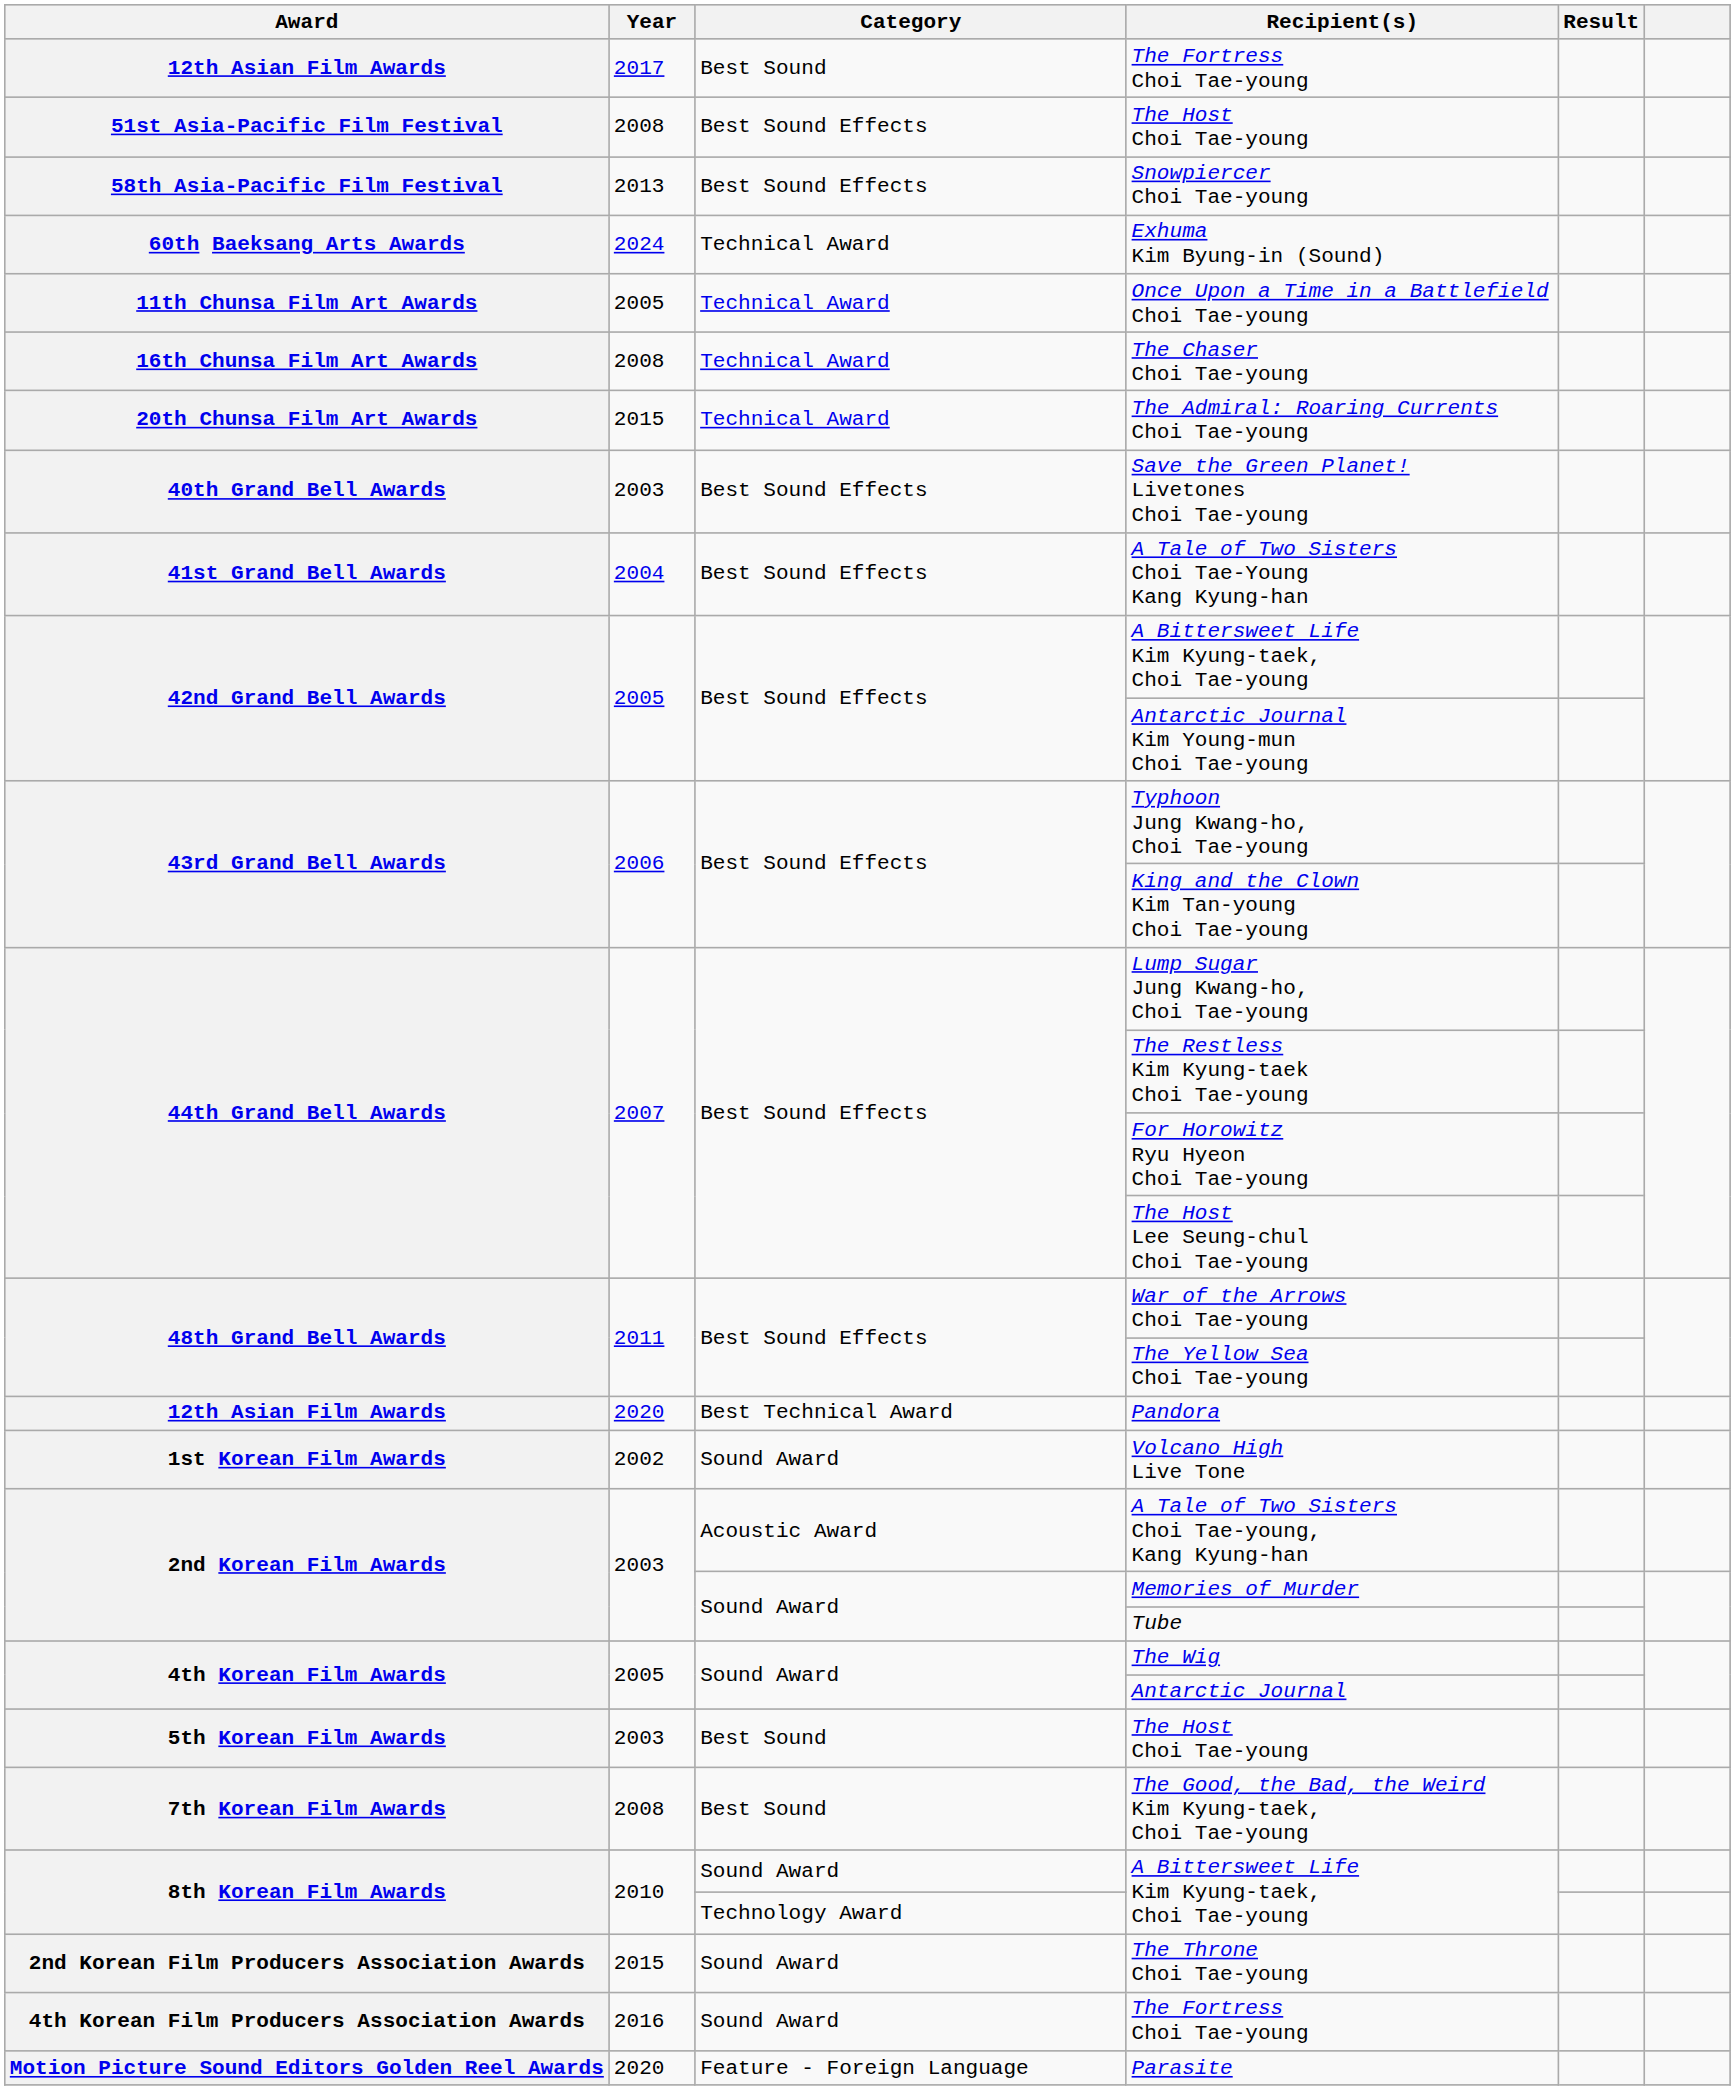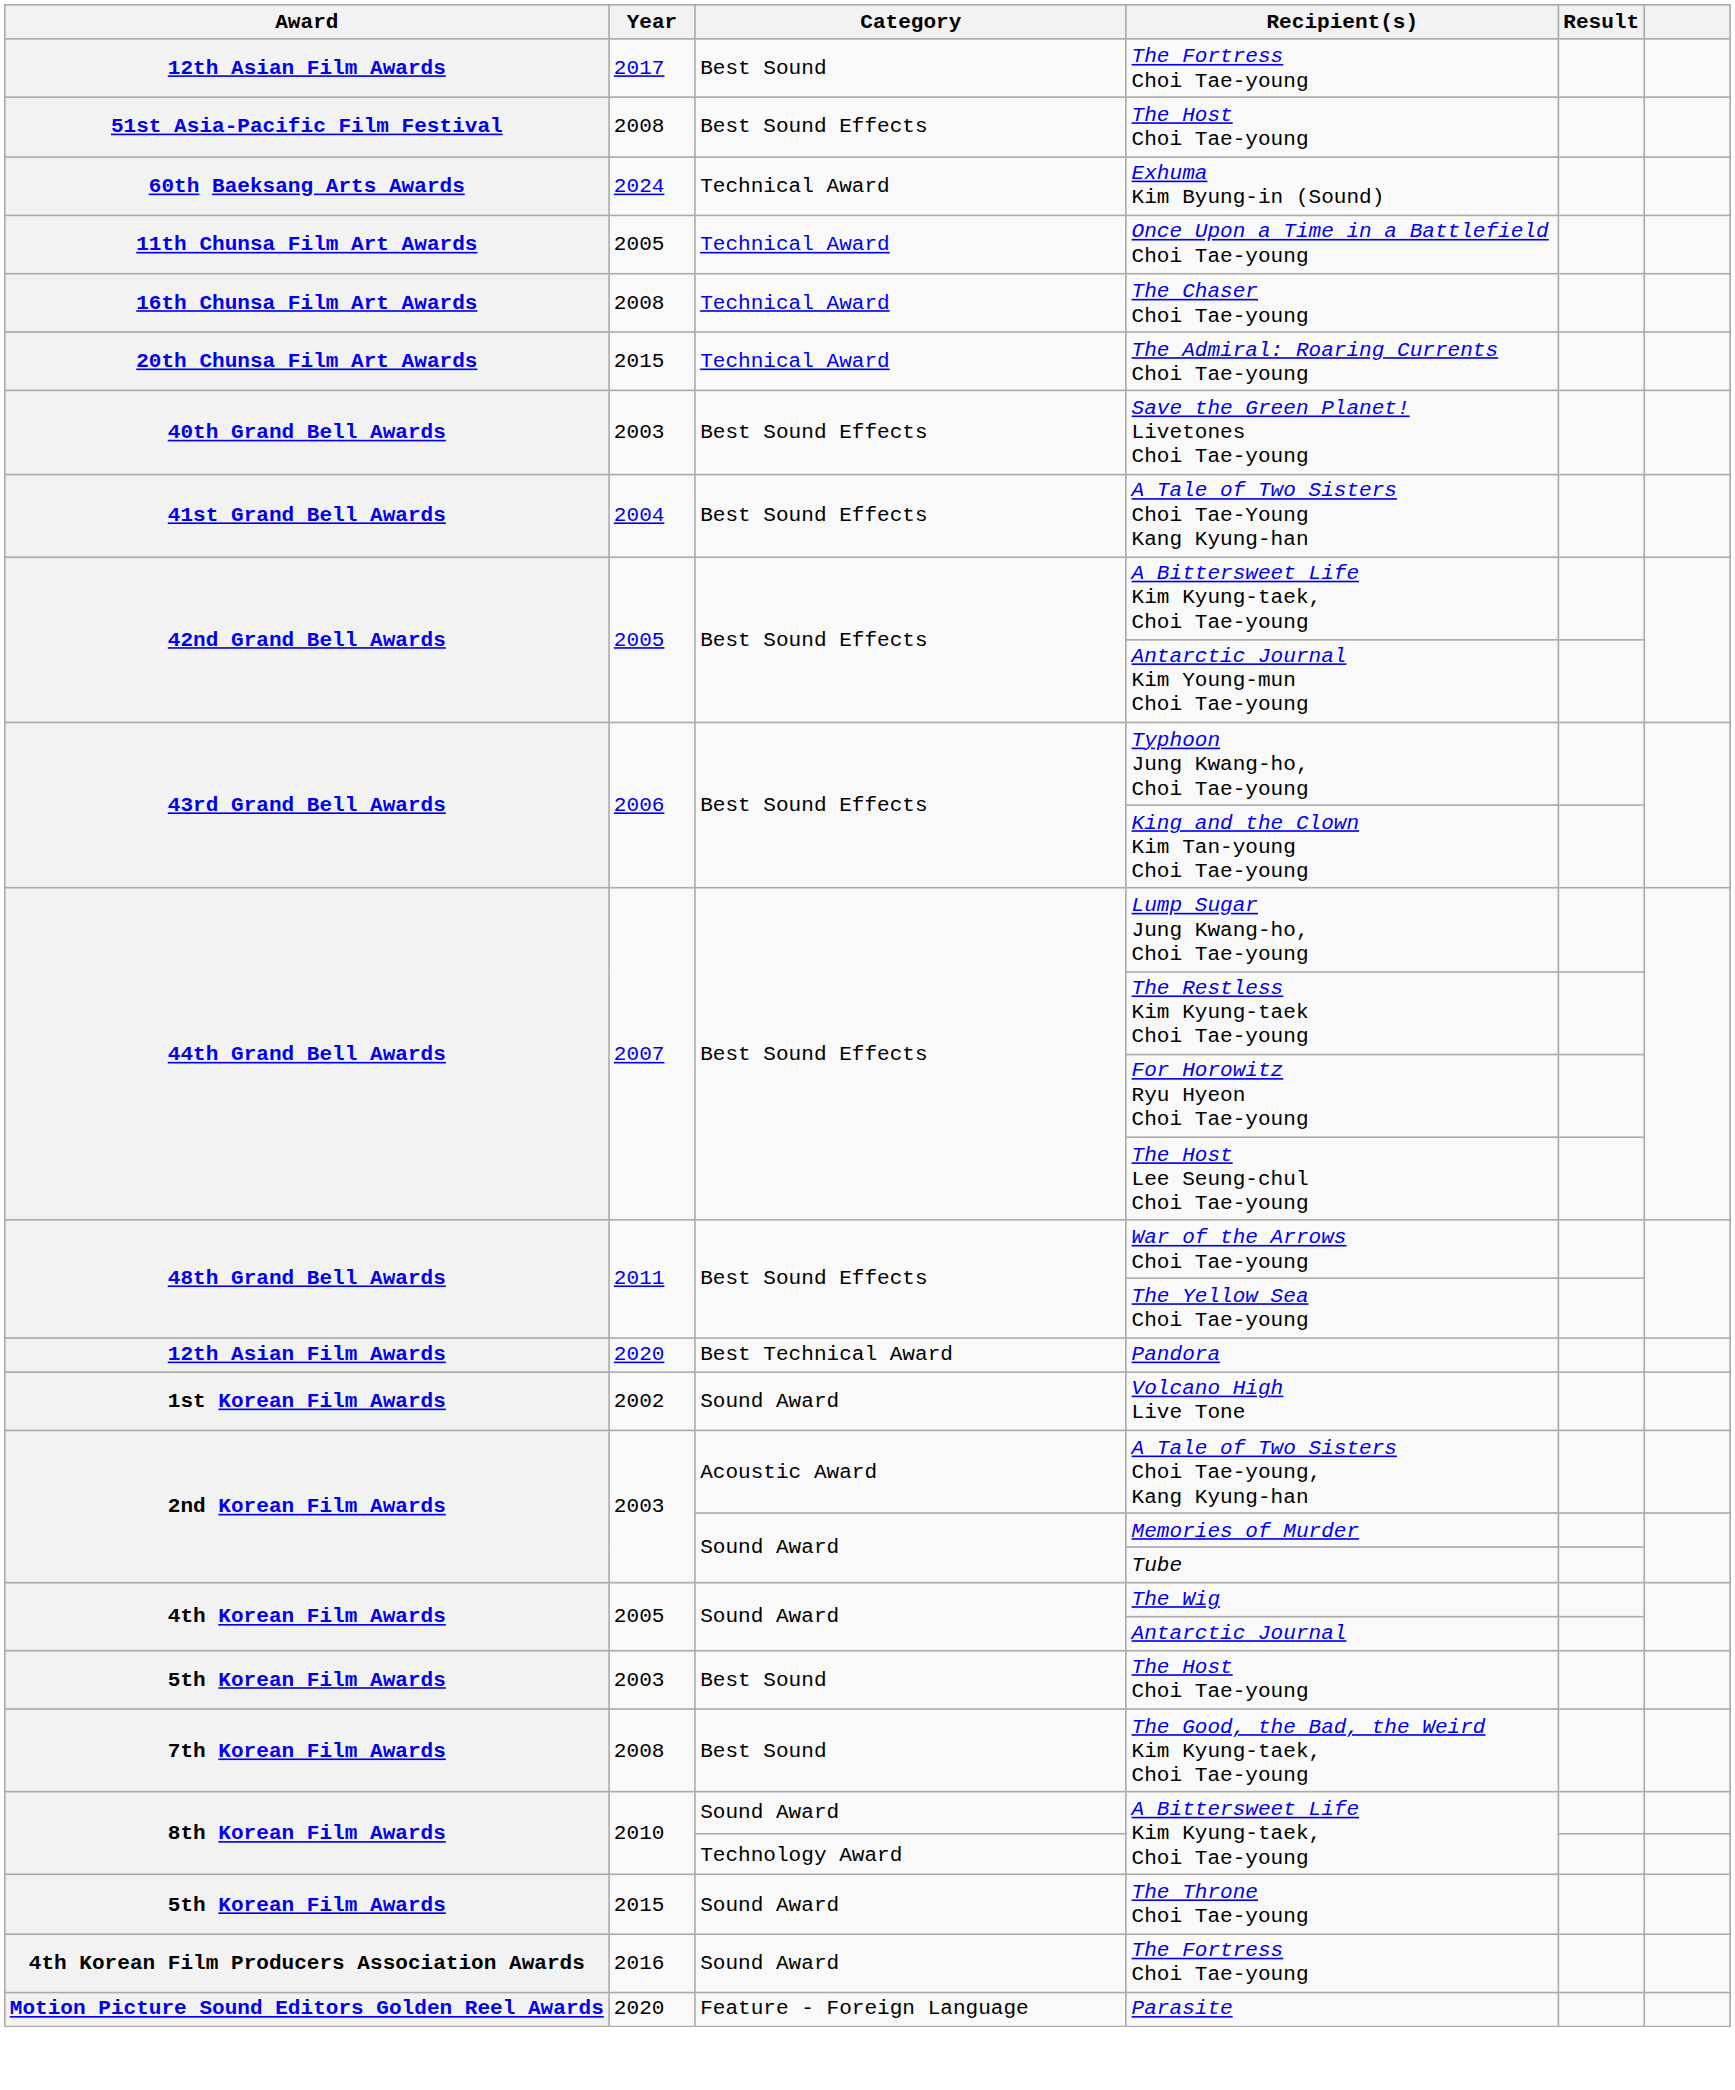- row: (814, 186)
(307, 1963) 2nd Korean Film Producers Association Awards -> (307, 1904) 5th Korean Film Awards
